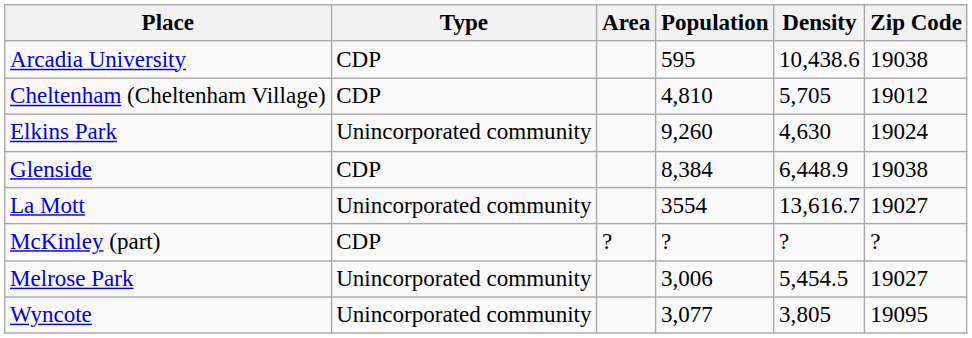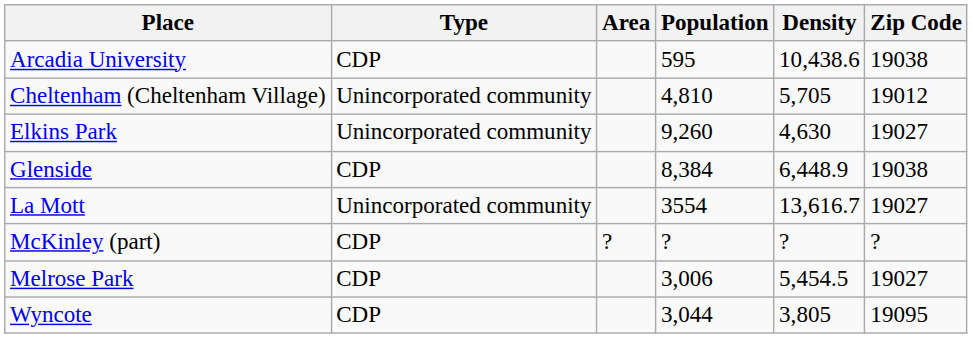(359, 95) CDP -> (464, 95) Unincorporated community
(899, 132) 19024 -> (899, 132) 19027
(464, 278) Unincorporated community -> (359, 278) CDP
(464, 315) Unincorporated community -> (359, 315) CDP
(687, 315) 3,077 -> (687, 315) 3,044
